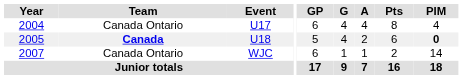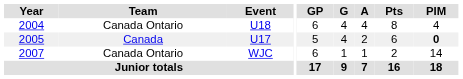(260, 25) U17 -> (260, 25) U18
(143, 39) bold -> (143, 39) normal
(260, 39) U18 -> (260, 39) U17
